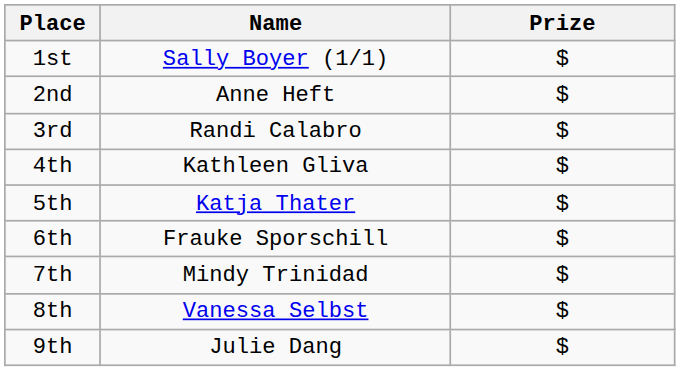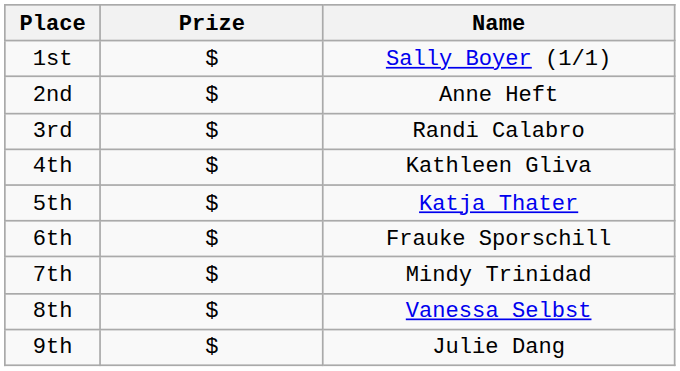columns swapped: (276, 23) <-> (562, 23)
